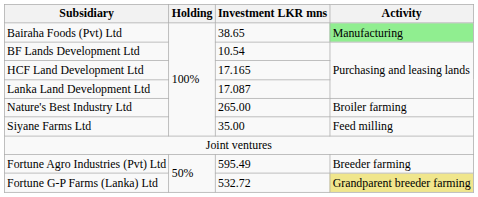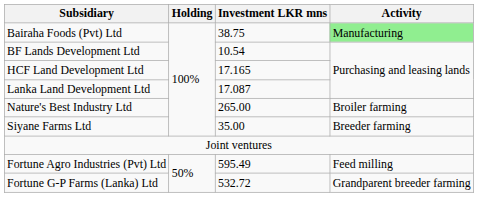(231, 32) 38.65 -> (231, 32) 38.75
(363, 126) Feed milling -> (372, 126) Breeder farming
(372, 164) Breeder farming -> (363, 164) Feed milling
(402, 182) khaki background -> (402, 182) no background
